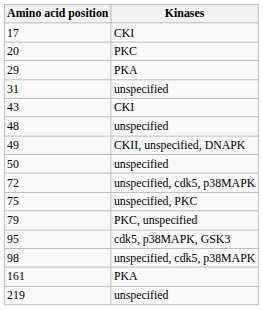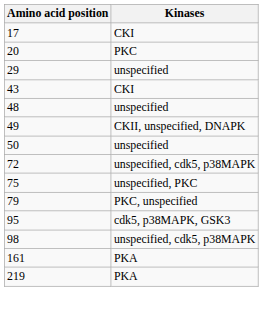(126, 70) PKA -> (141, 70) unspecified
- row: (13, 88)
(141, 295) unspecified -> (126, 276) PKA
